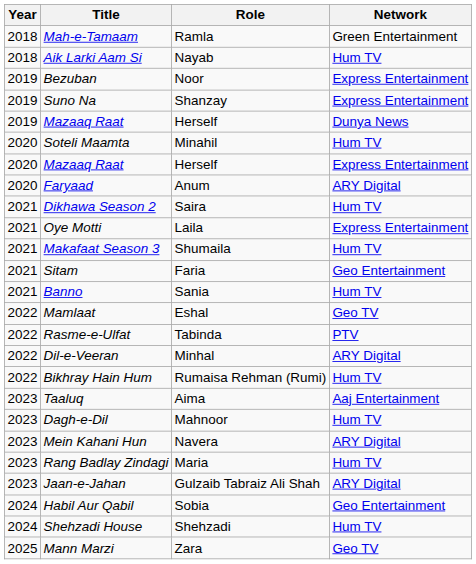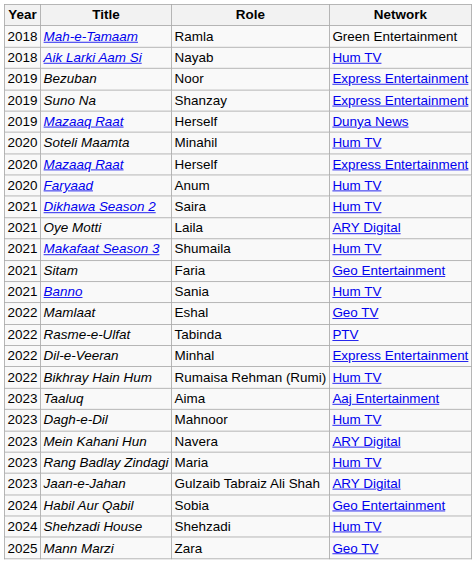(367, 185) ARY Digital -> (357, 185) Hum TV
(400, 228) Express Entertainment -> (367, 228) ARY Digital
(367, 356) ARY Digital -> (400, 356) Express Entertainment
